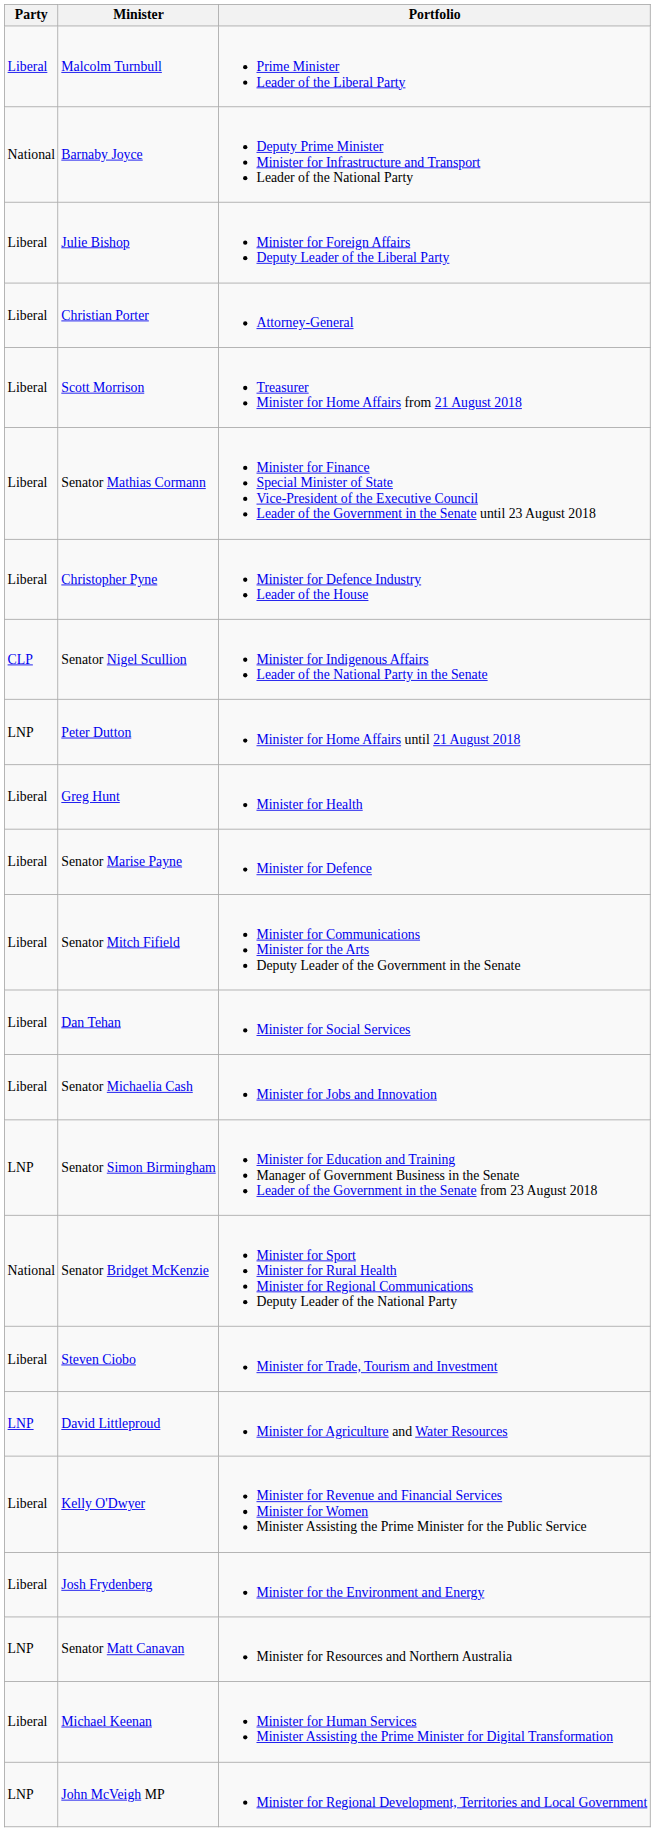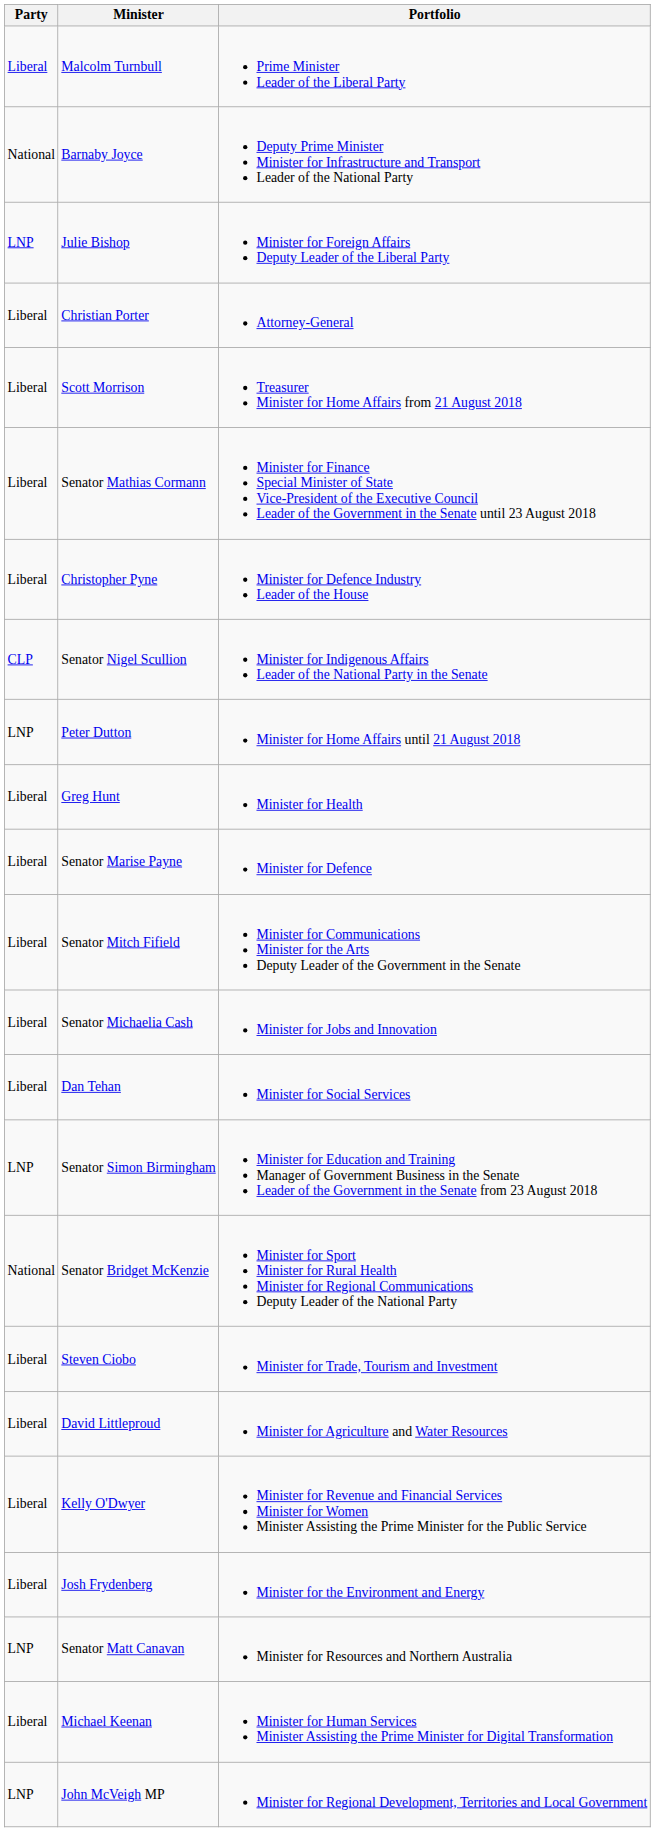(27, 242) Liberal -> (21, 242) LNP
rows swapped: (127, 1087) <-> (91, 1022)
(21, 1423) LNP -> (27, 1423) Liberal
